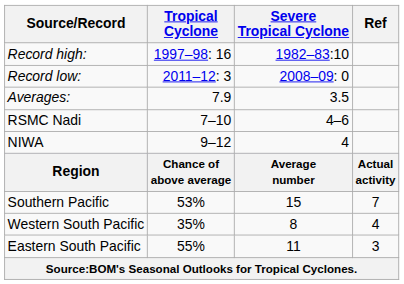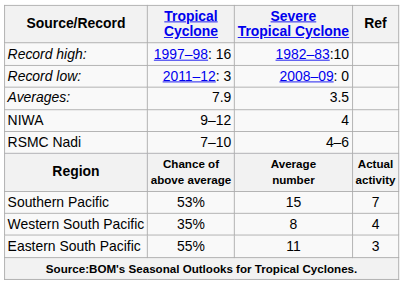rows swapped: (26, 142) <-> (44, 120)
